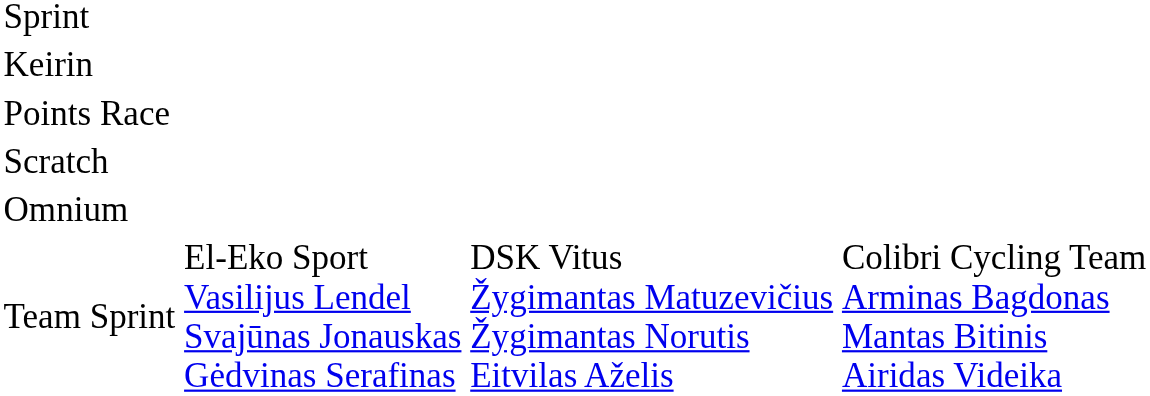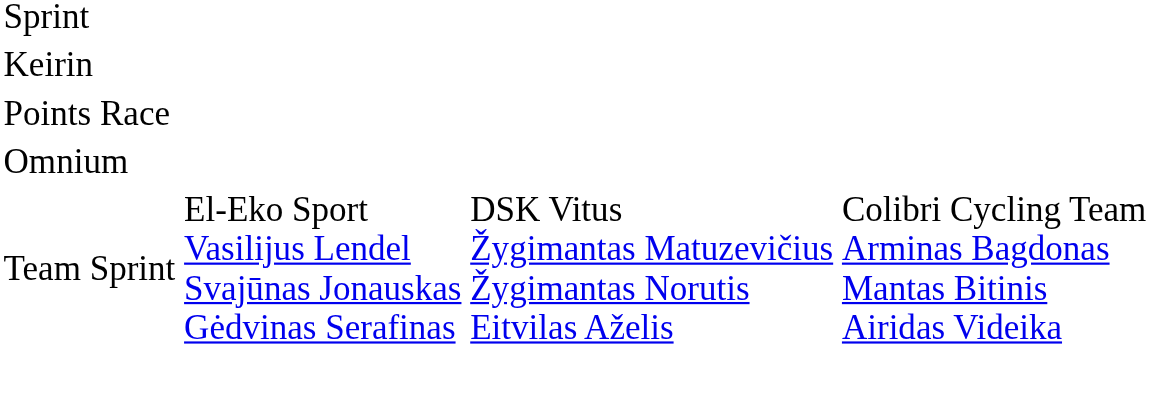- row: (56, 161)
